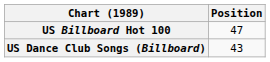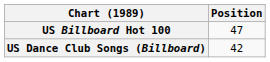(237, 48) 43 -> (237, 48) 42
